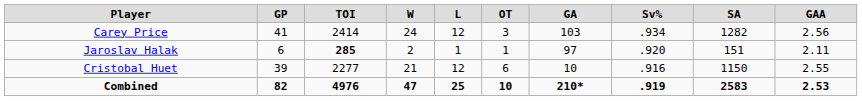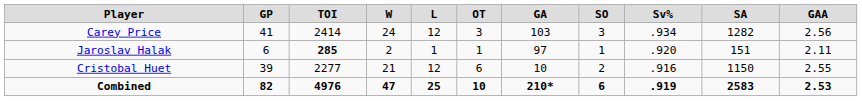+ column: (602, 14)
